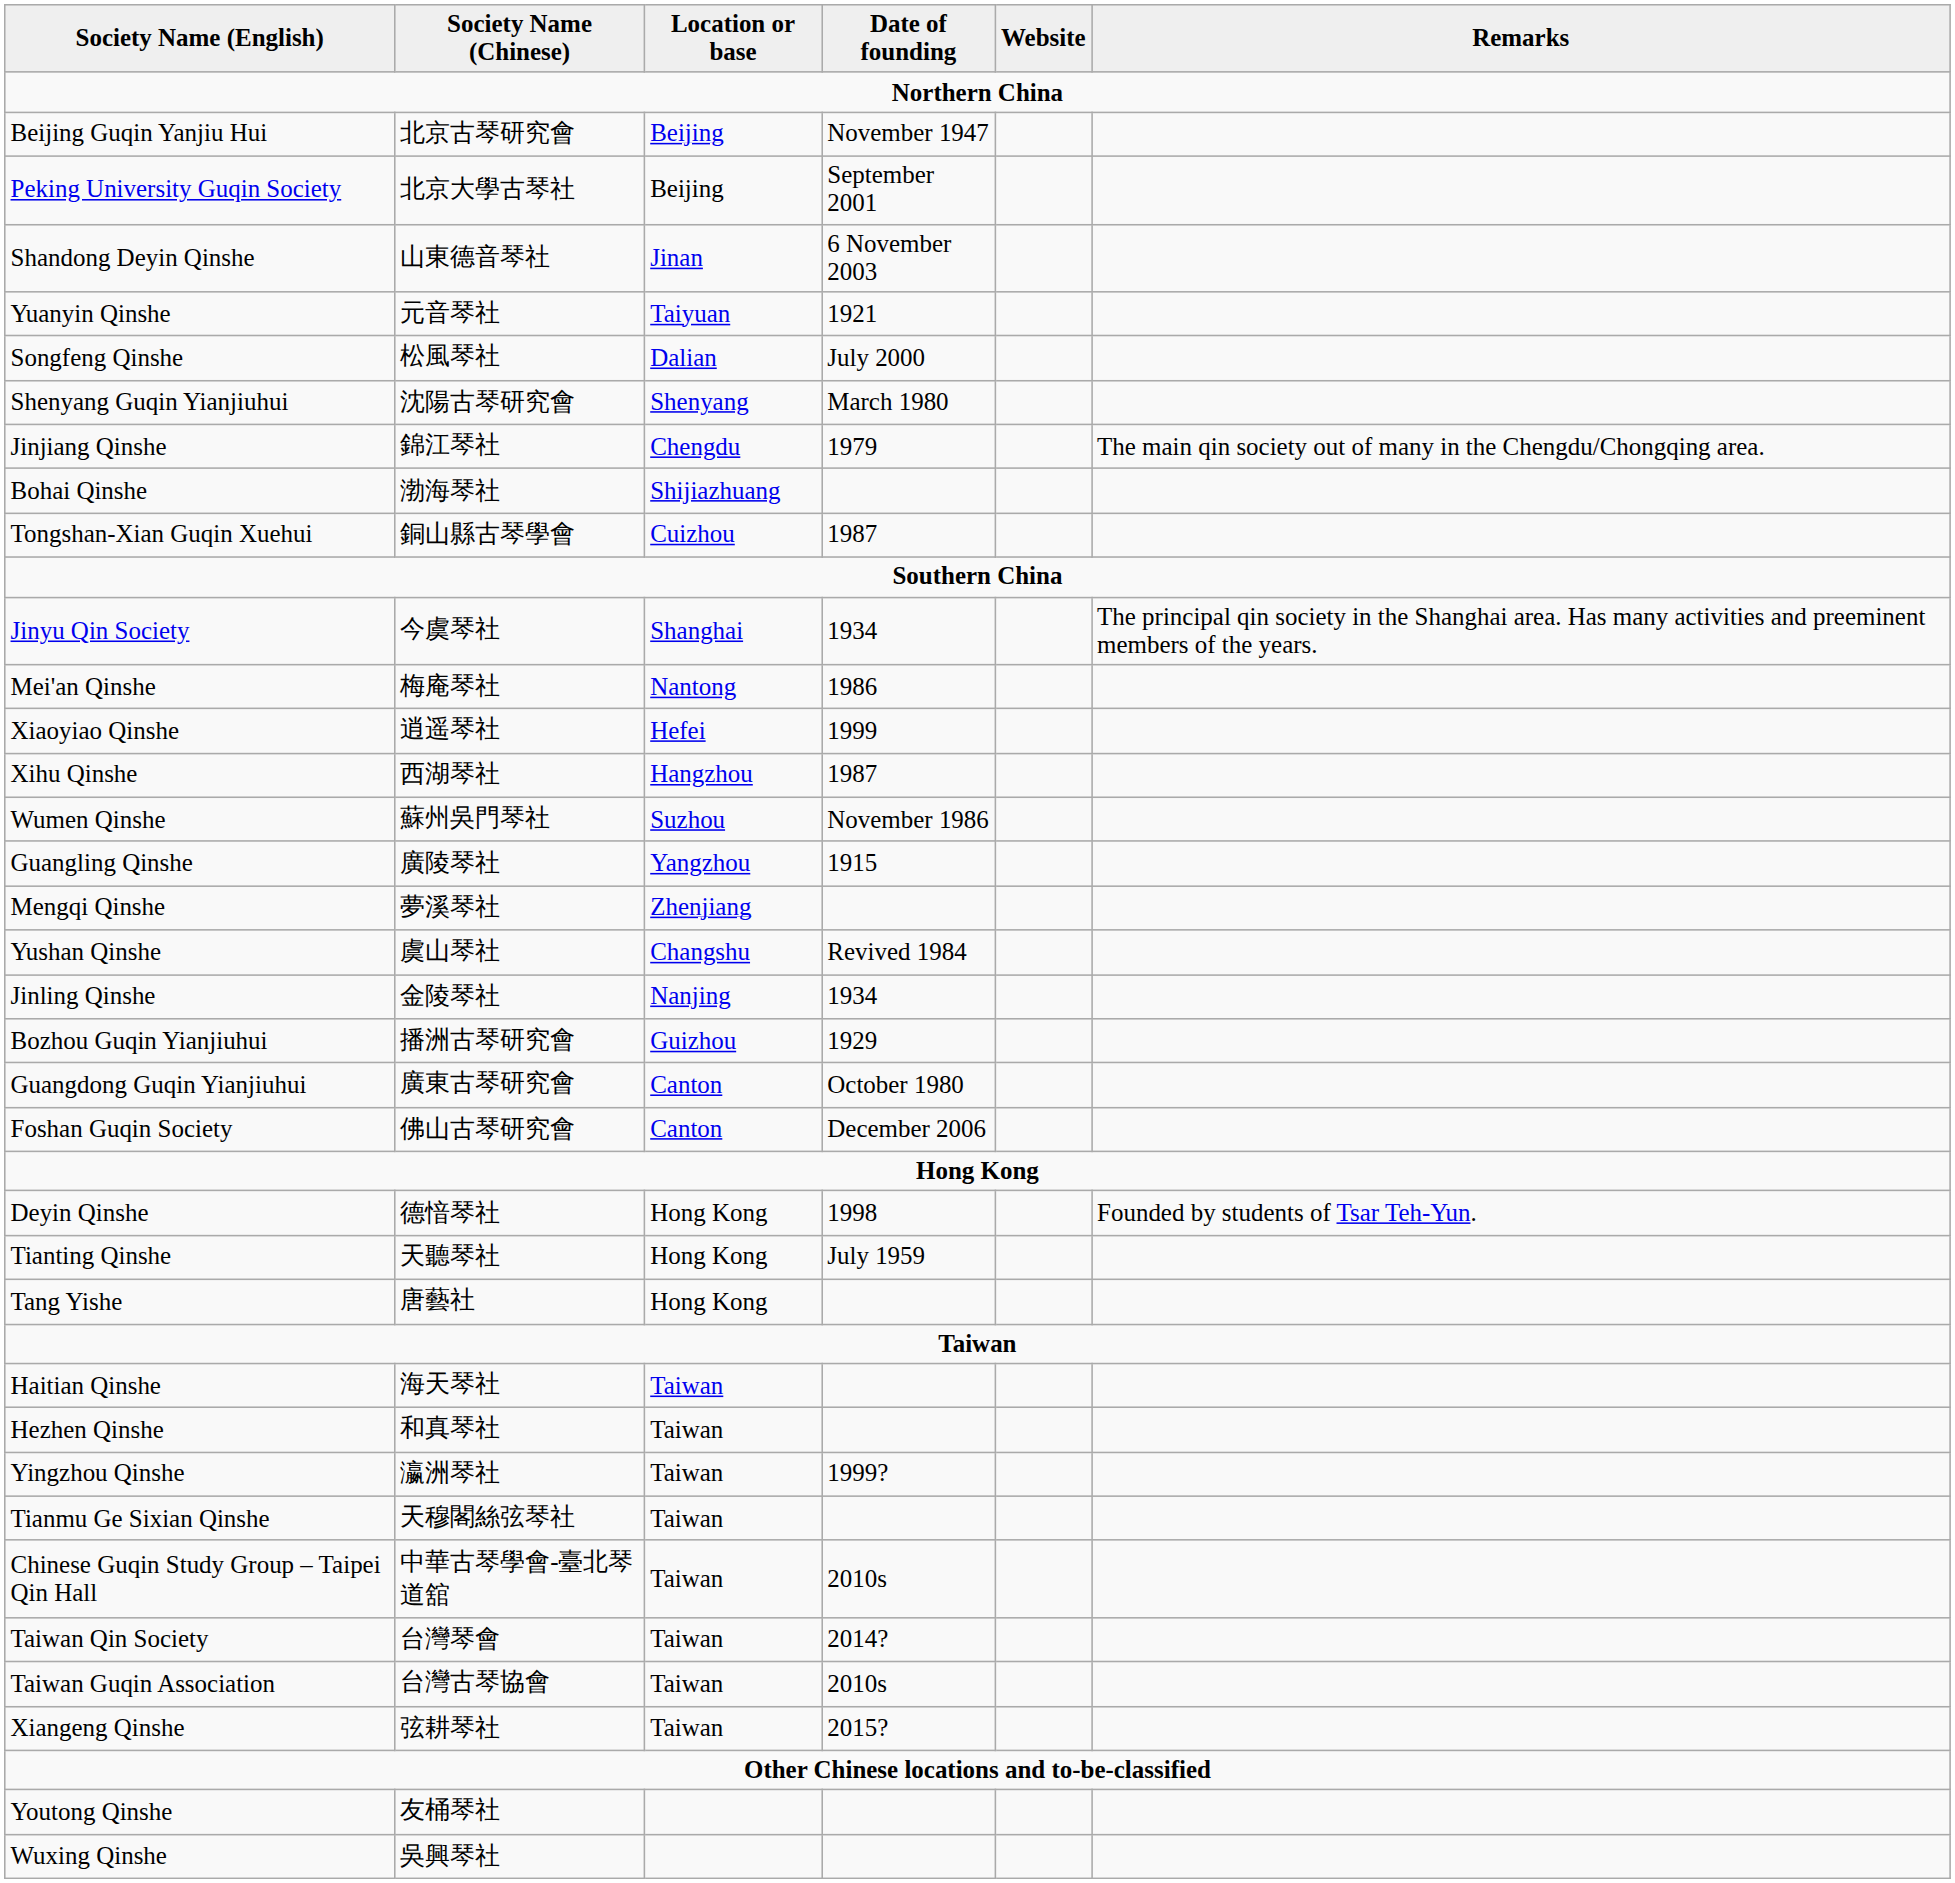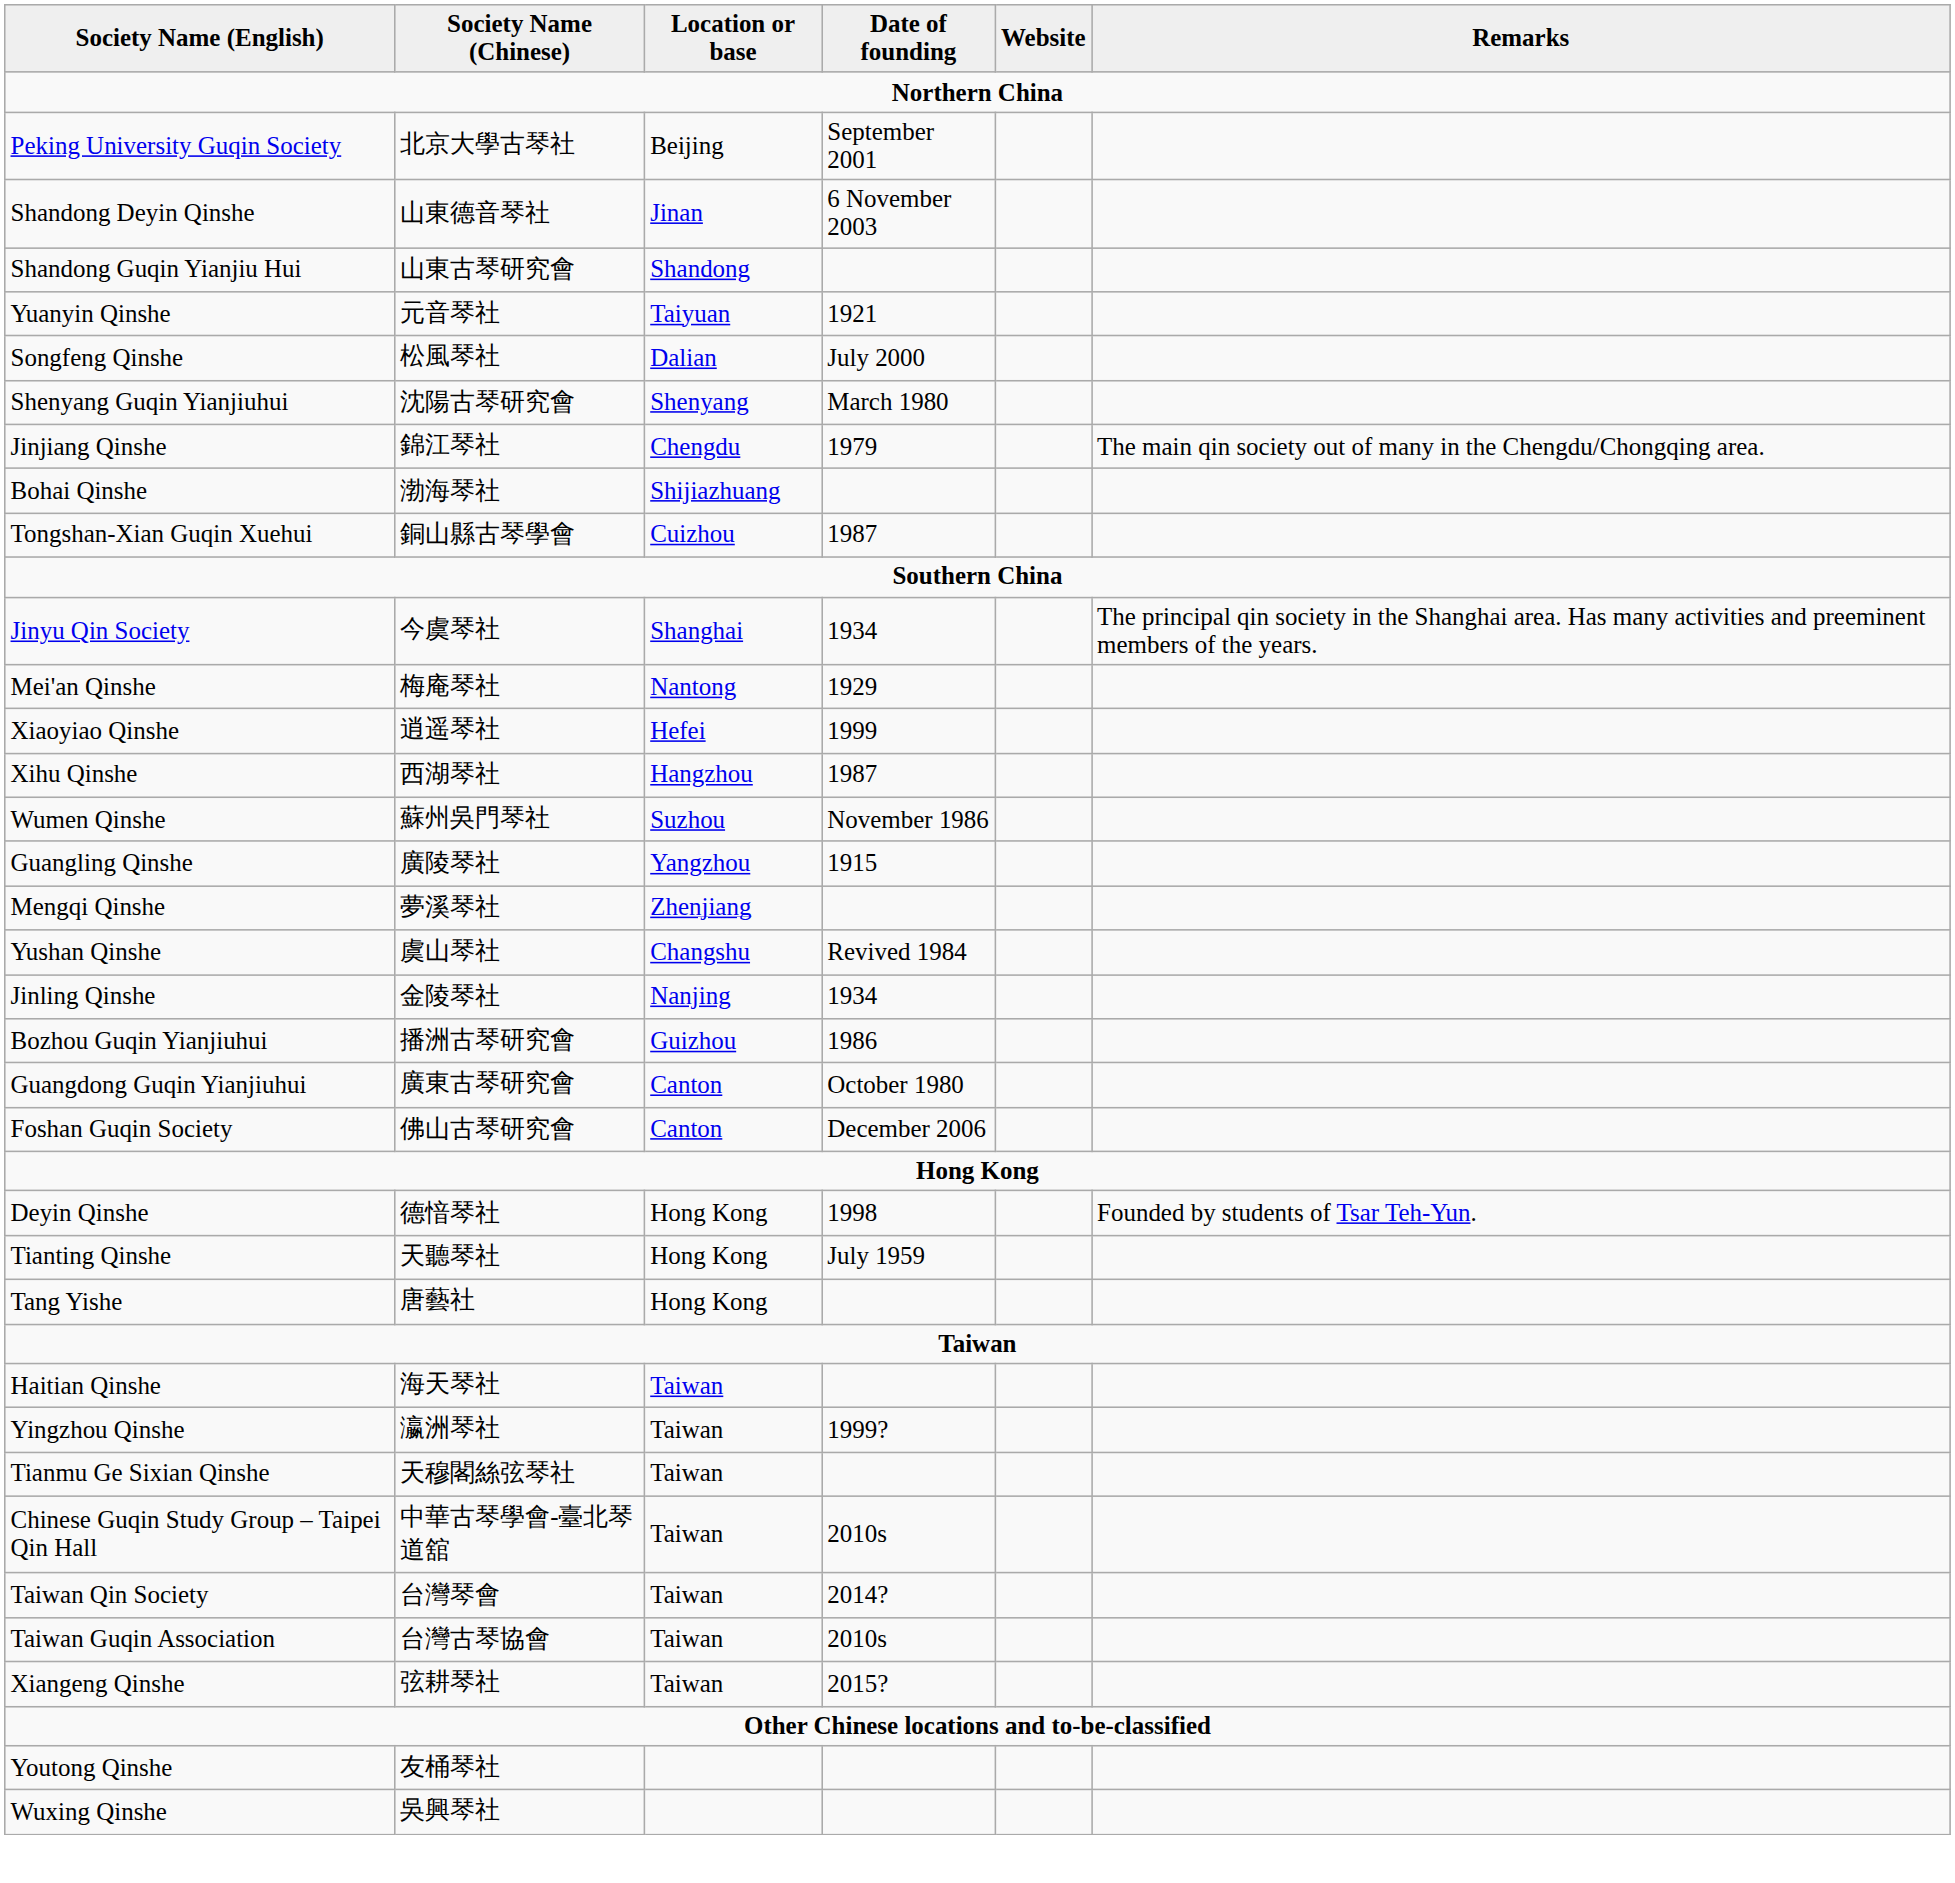- row: (139, 133)
+ row: (156, 269)
(852, 686) 1986 -> (852, 686) 1929
(852, 1040) 1929 -> (852, 1040) 1986
- row: (87, 1429)
